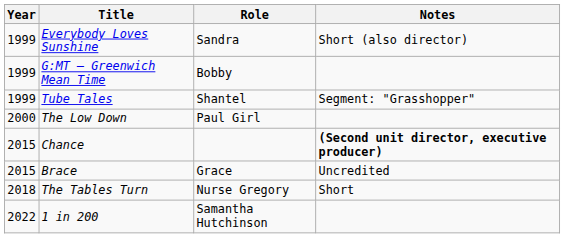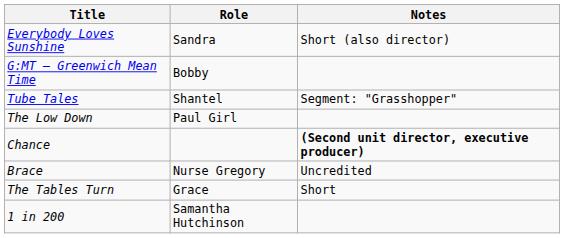- column: (22, 14)
(214, 171) Grace -> (219, 171) Nurse Gregory
(243, 190) Nurse Gregory -> (191, 190) Grace
